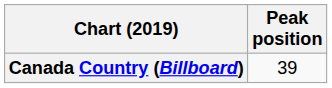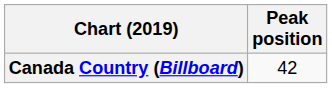(287, 67) 39 -> (287, 67) 42
